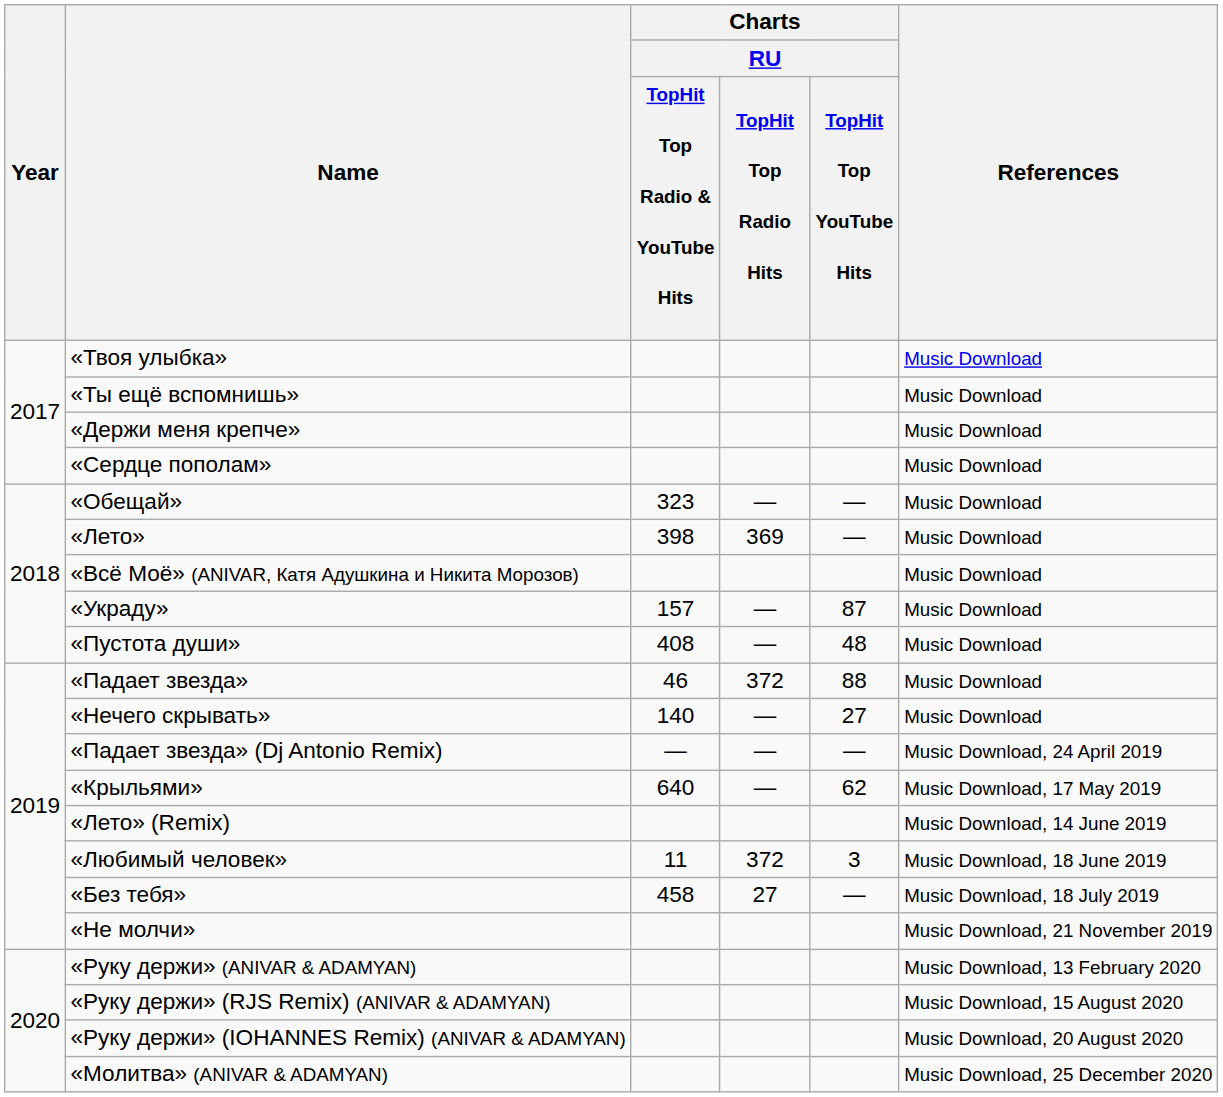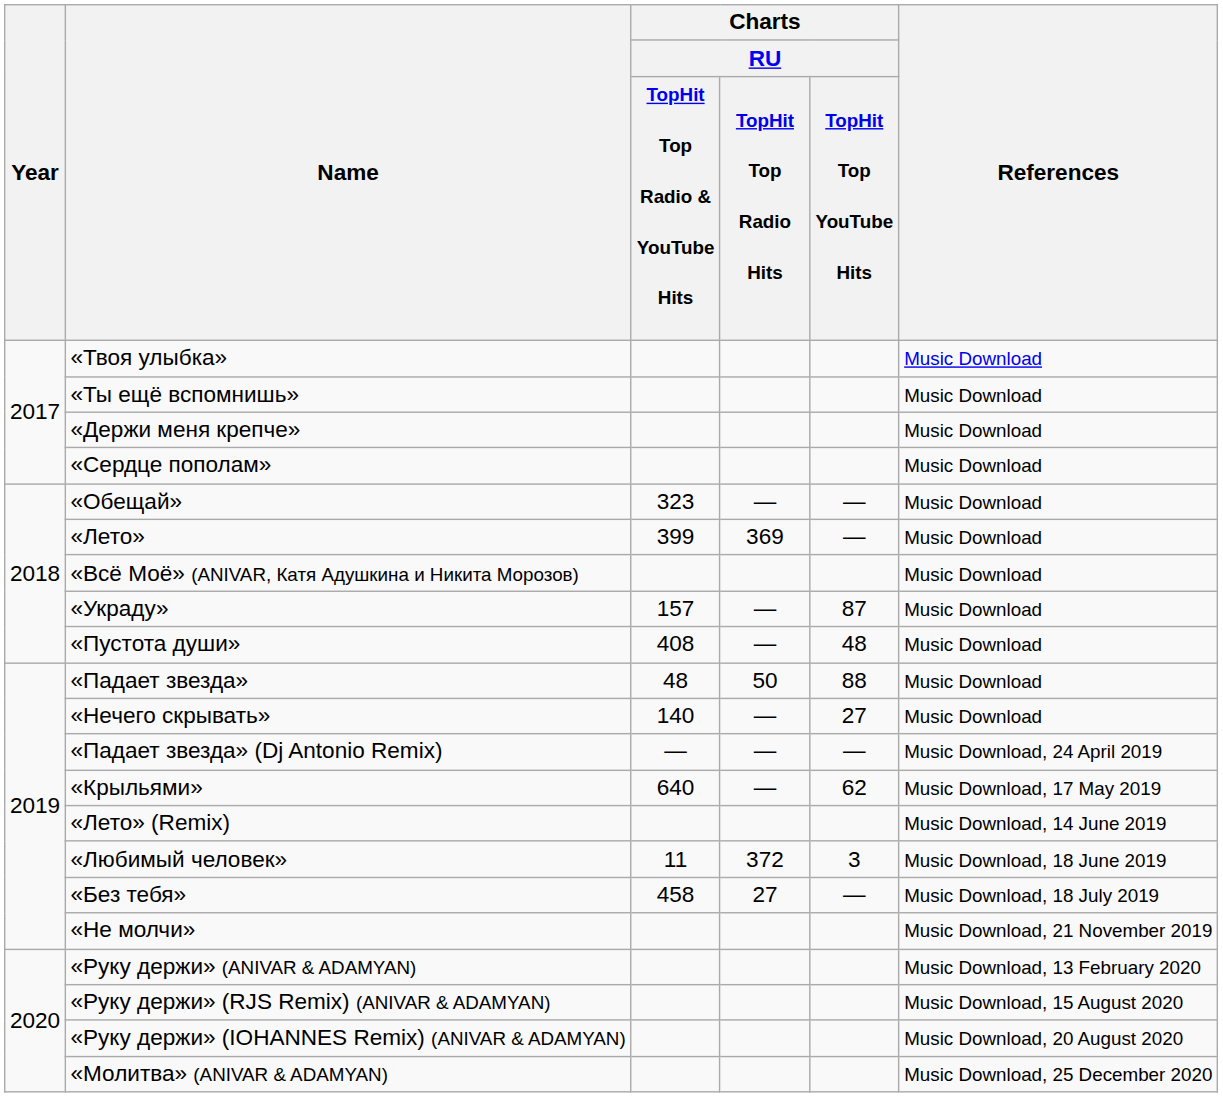(676, 537) 398 -> (676, 537) 399
(676, 680) 46 -> (676, 680) 48
(765, 680) 372 -> (765, 680) 50
